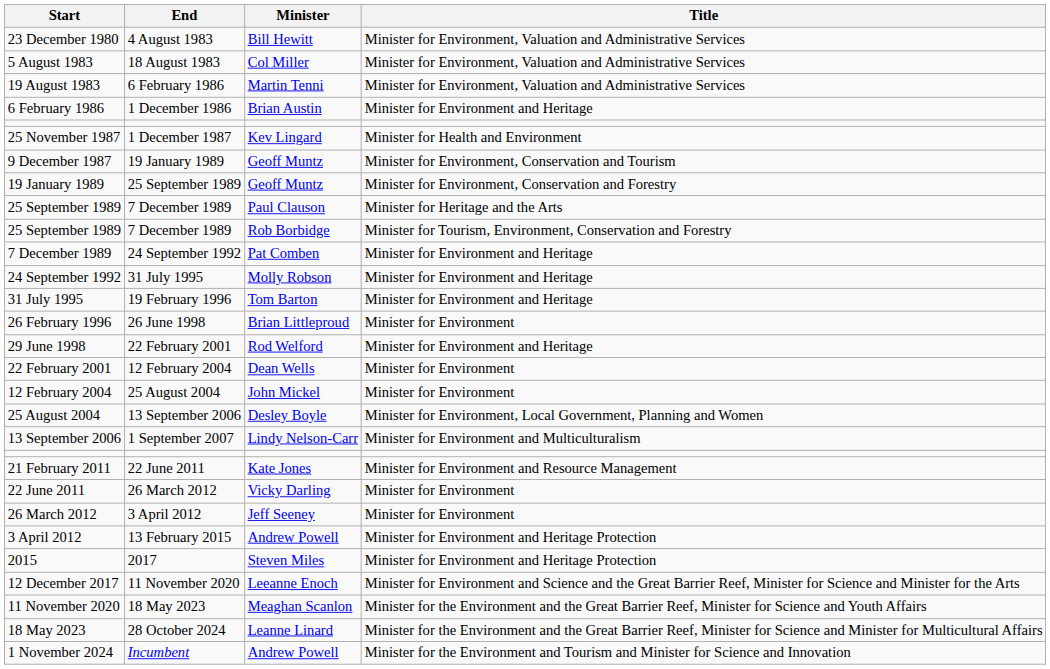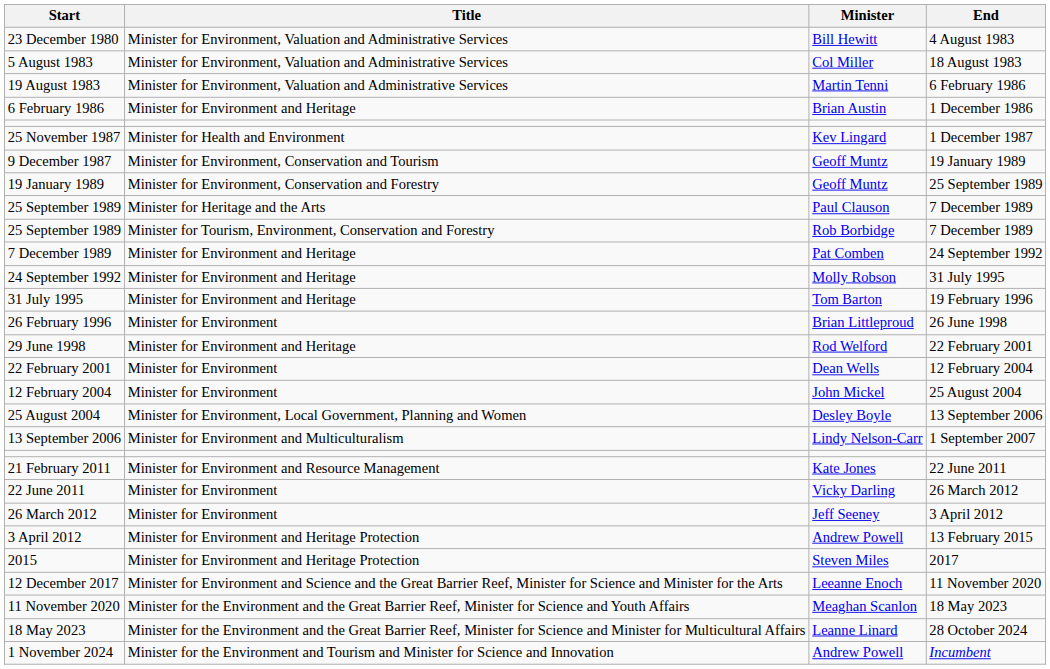columns swapped: (184, 16) <-> (704, 16)
